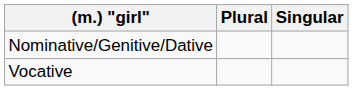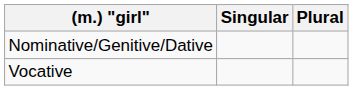columns swapped: (310, 17) <-> (244, 17)
